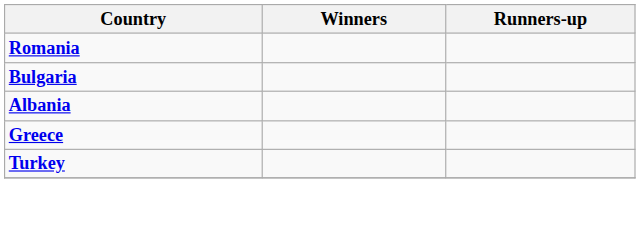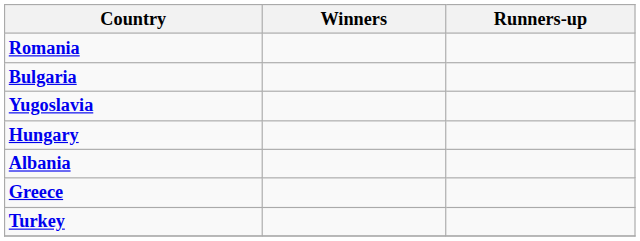+ row: (51, 105)
+ row: (44, 134)
